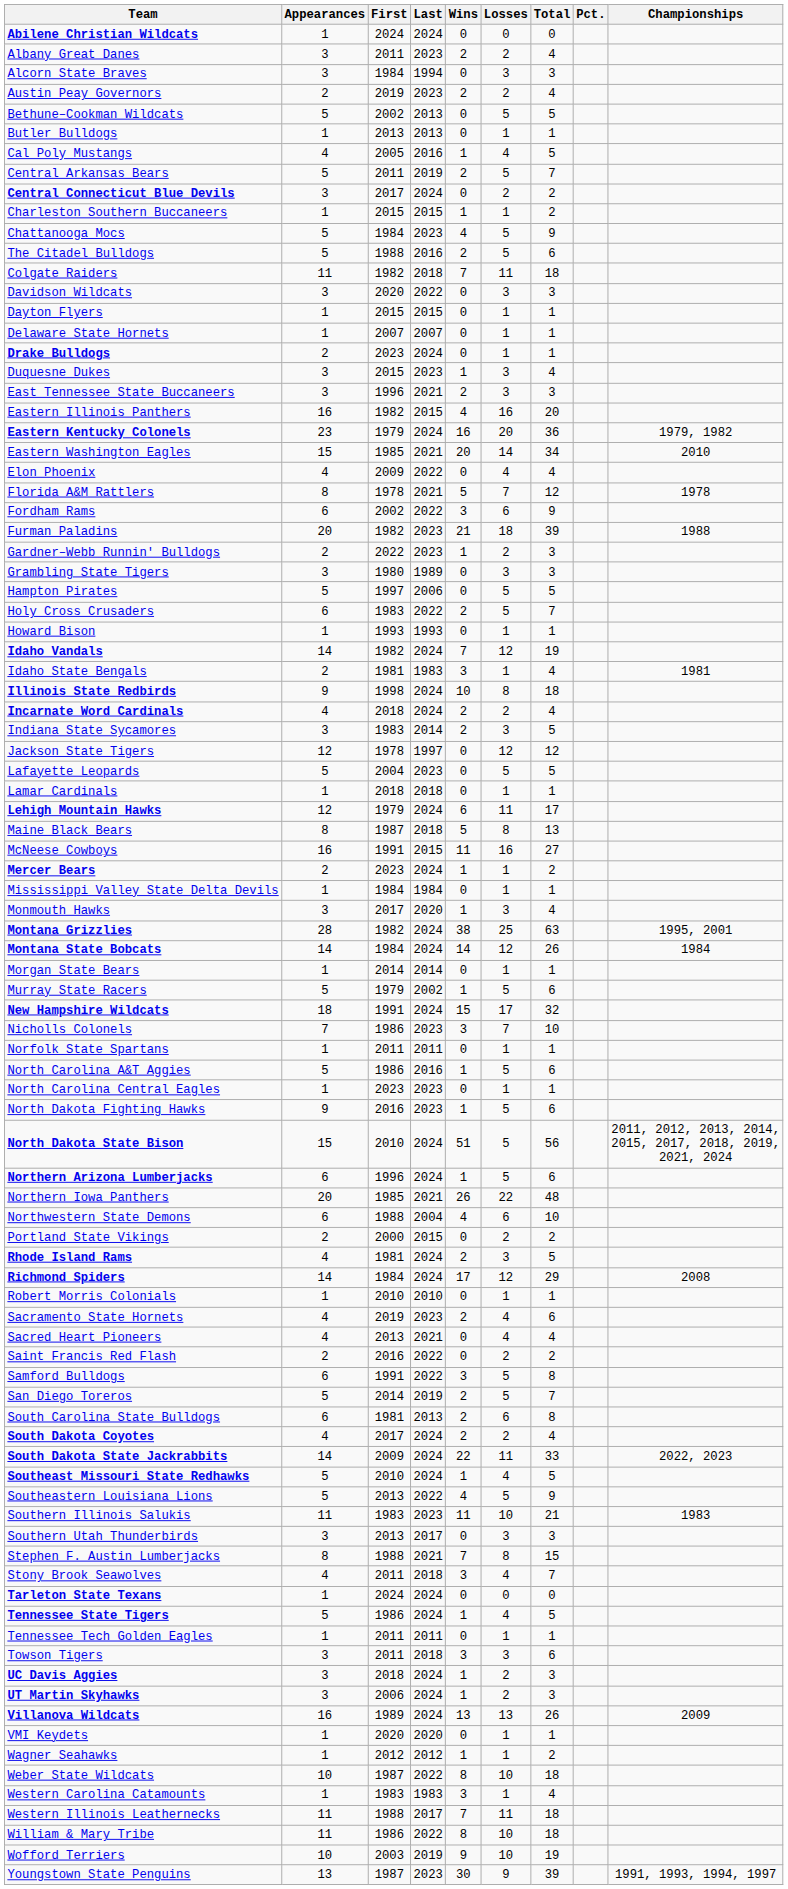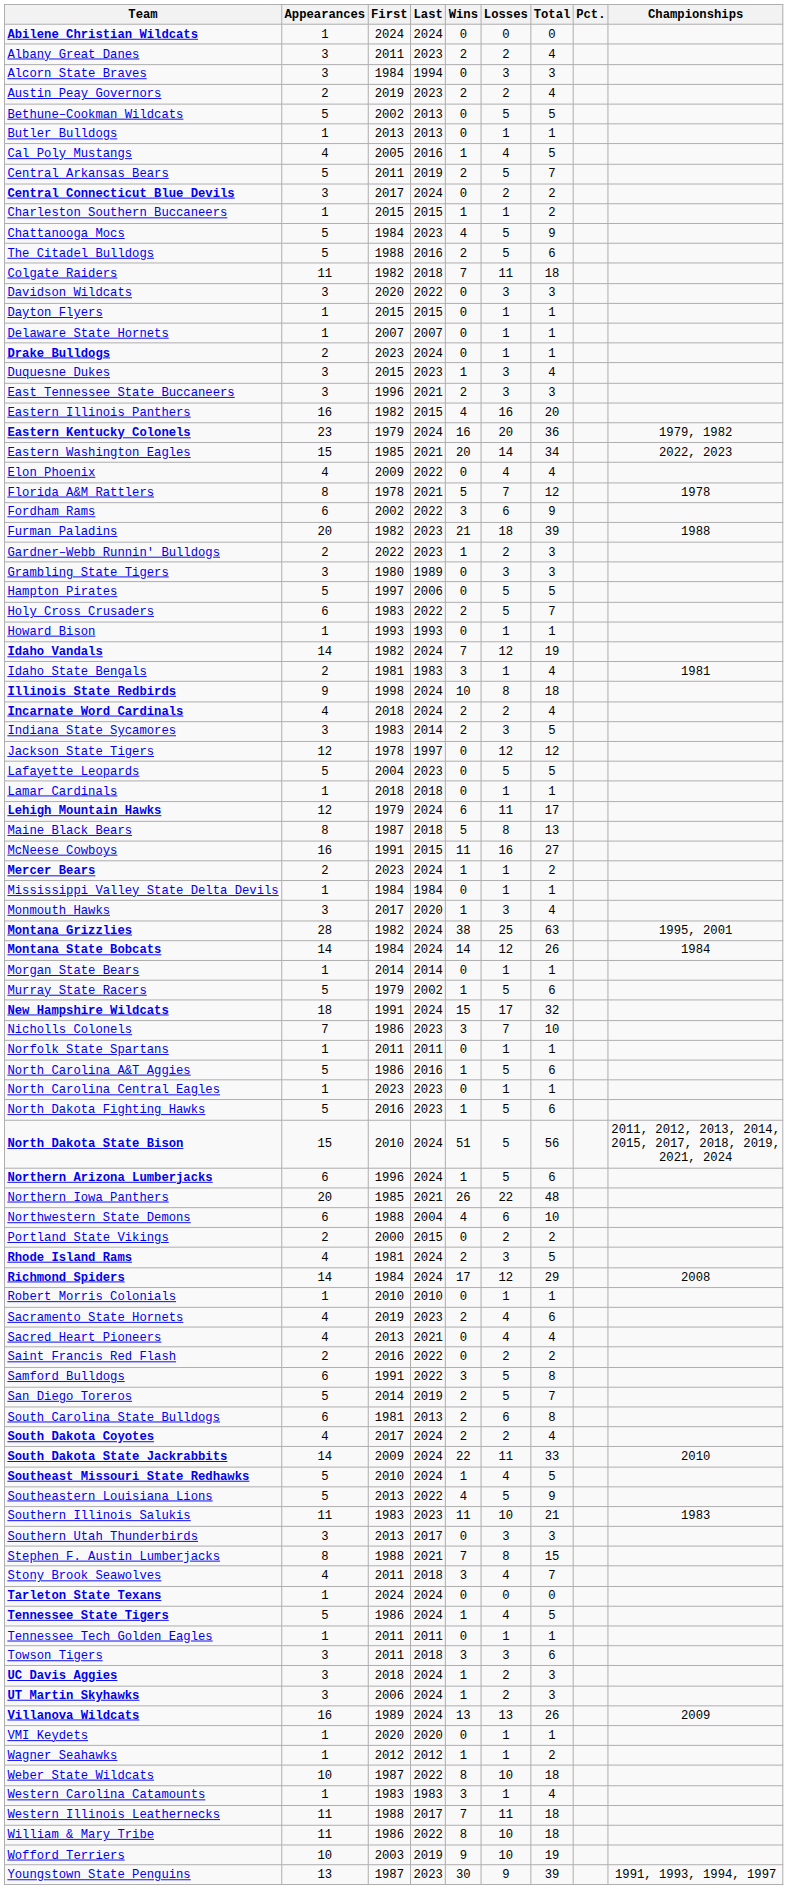(696, 453) 2010 -> (696, 453) 2022, 2023
(325, 1110) 9 -> (325, 1110) 5
(696, 1457) 2022, 2023 -> (696, 1457) 2010
